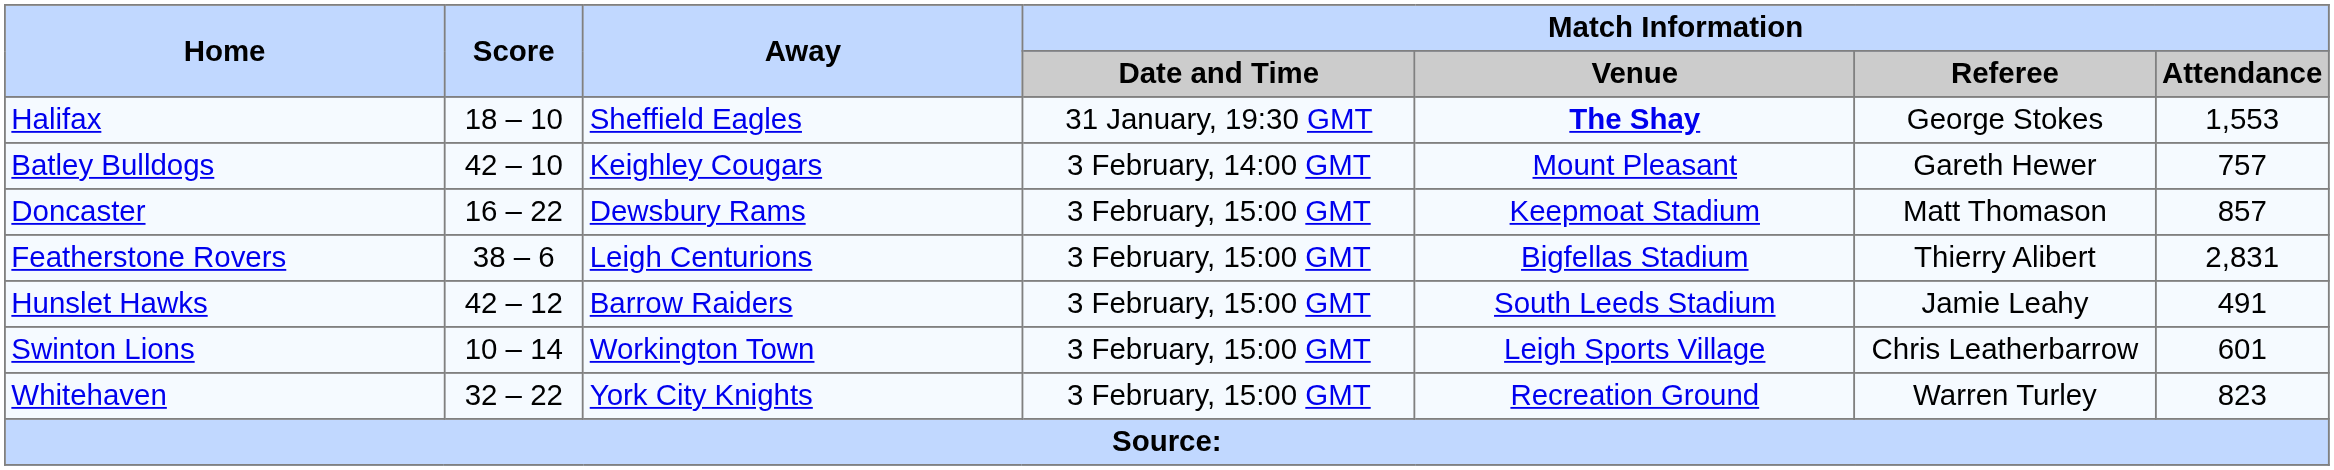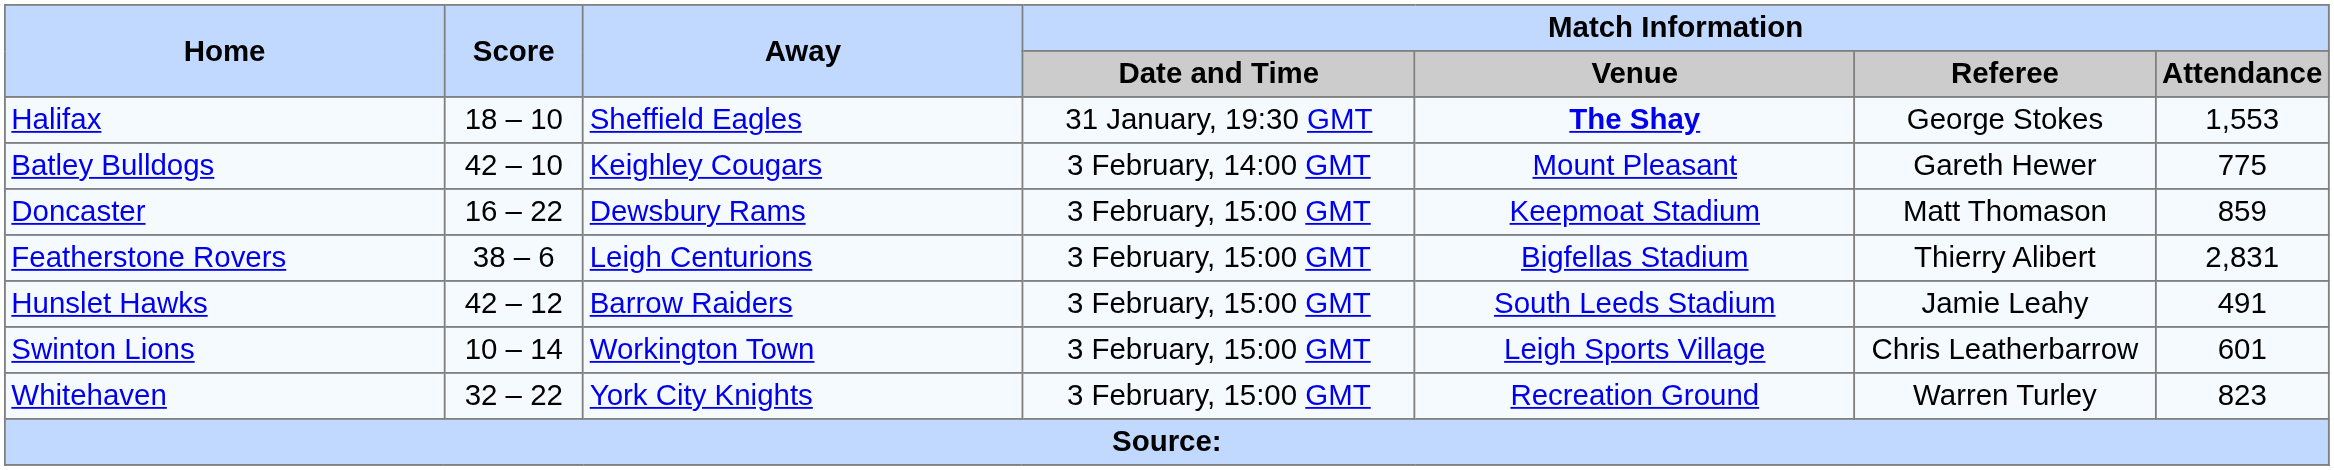(2242, 165) 757 -> (2242, 165) 775
(2242, 211) 857 -> (2242, 211) 859
